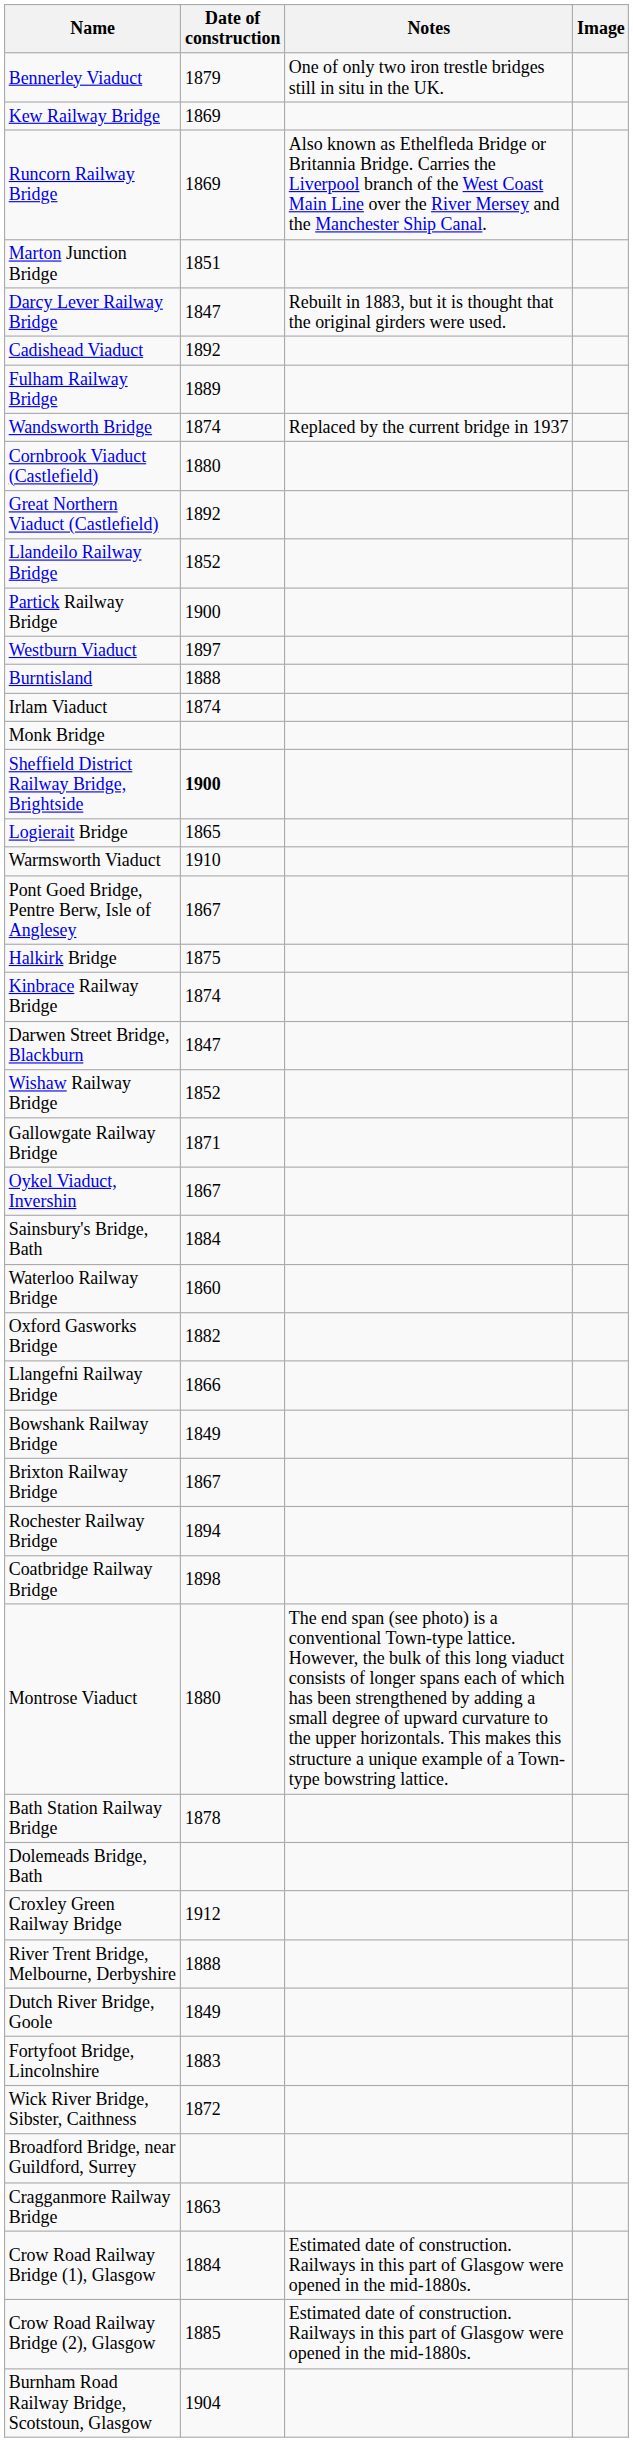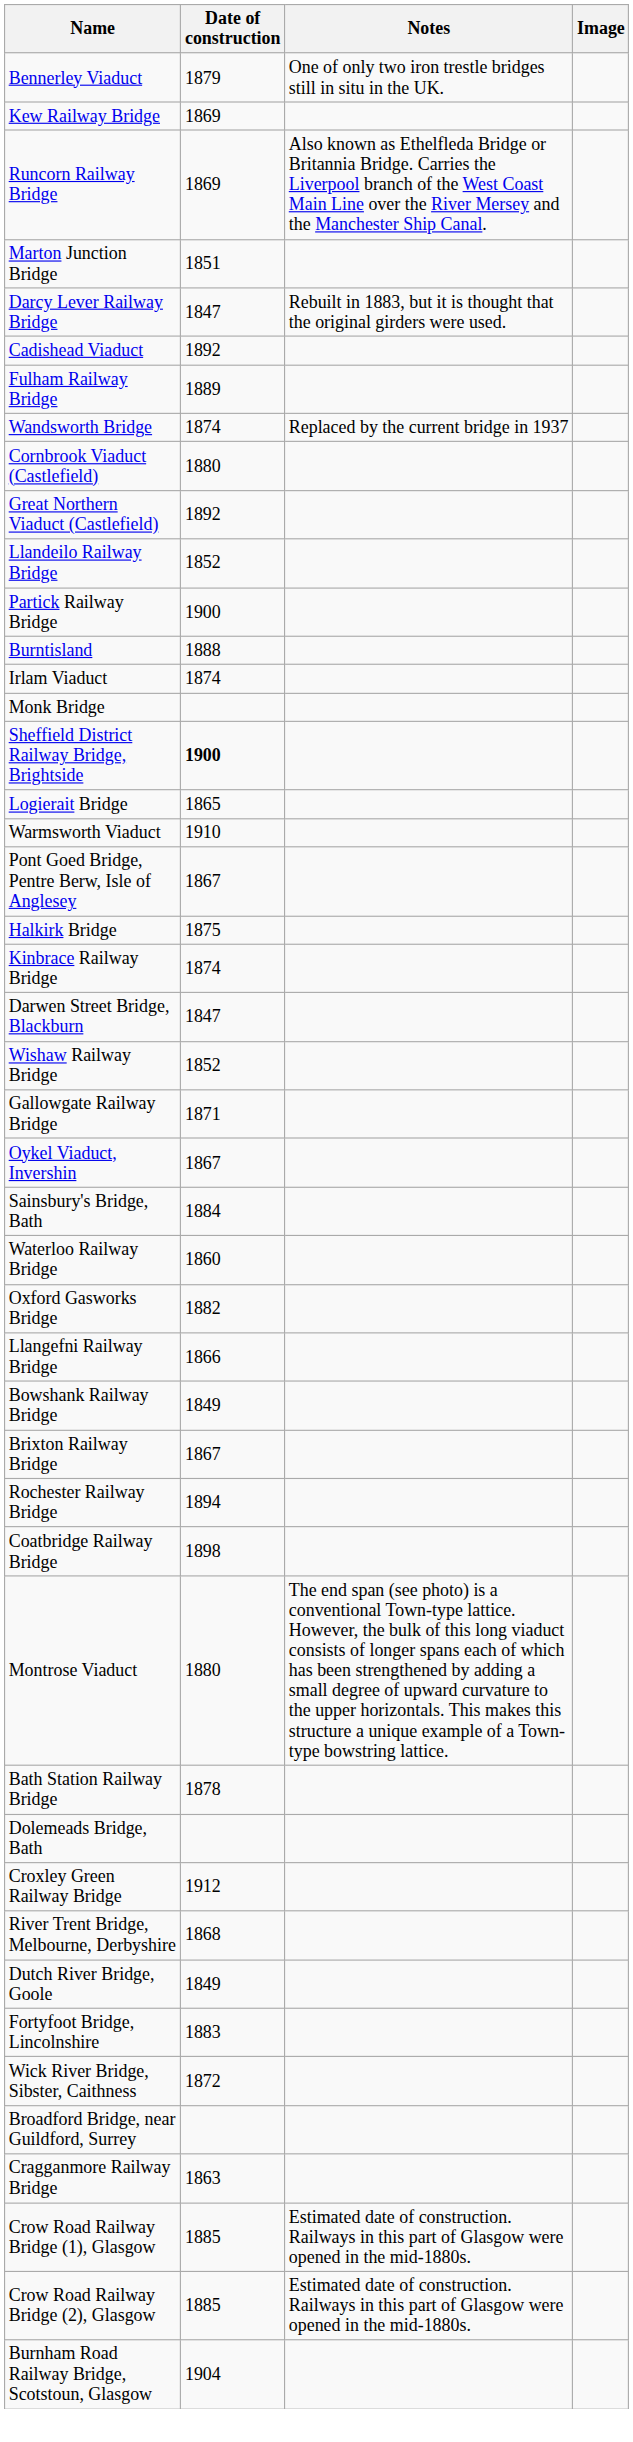- row: (73, 650)
(203, 1963) 1888 -> (203, 1935) 1868
(203, 2265) 1884 -> (203, 2236) 1885
